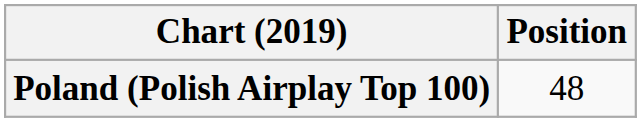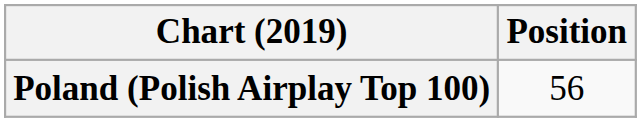(567, 87) 48 -> (567, 87) 56
